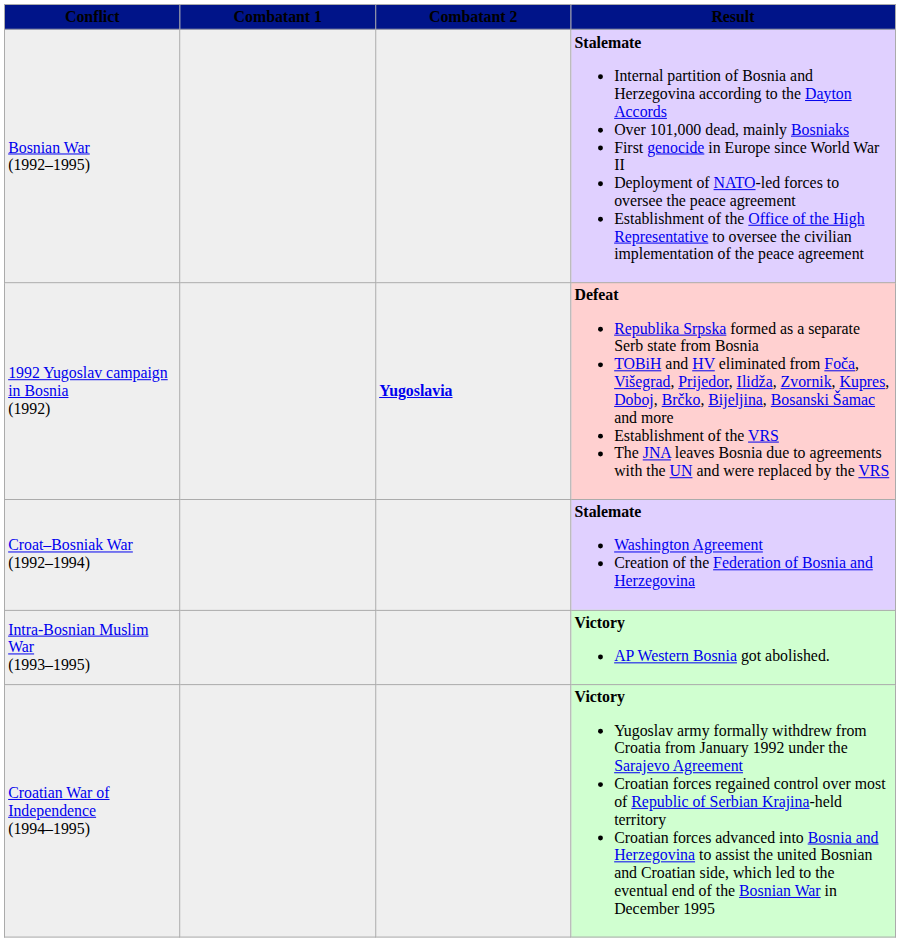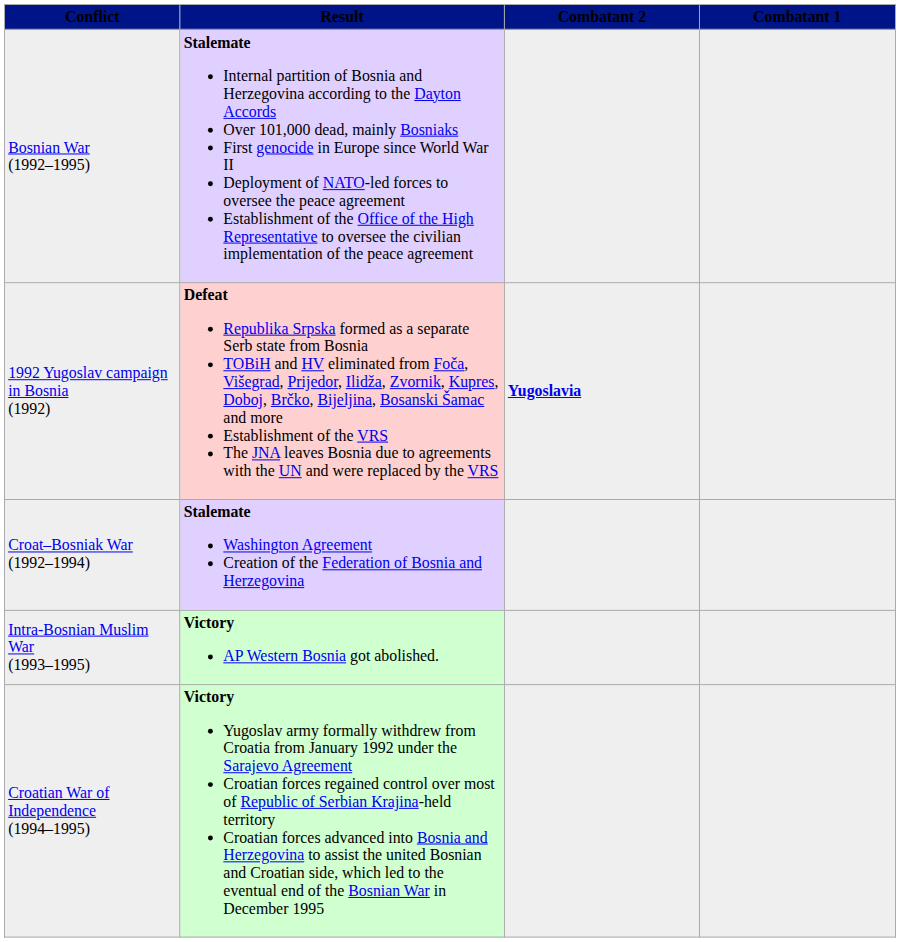columns swapped: (278, 17) <-> (733, 17)
